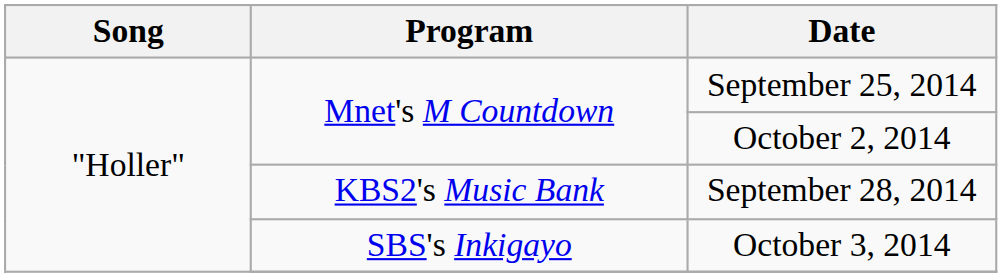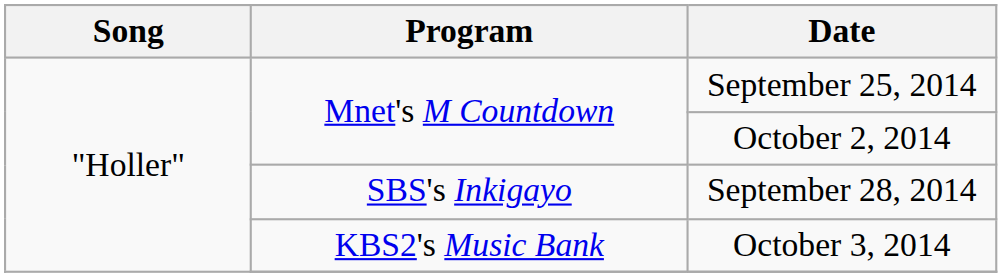(469, 191) KBS2's Music Bank -> (469, 191) SBS's Inkigayo
(469, 244) SBS's Inkigayo -> (469, 244) KBS2's Music Bank
